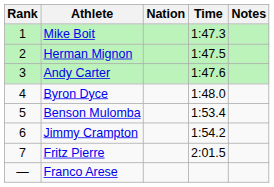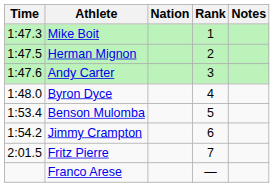columns swapped: (23, 14) <-> (208, 14)
